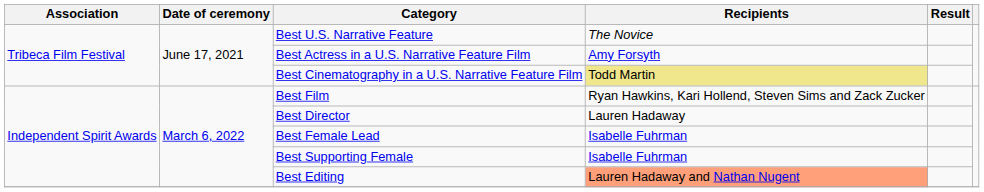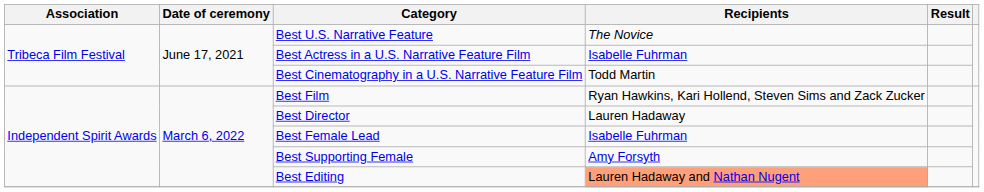(624, 55) Amy Forsyth -> (638, 55) Isabelle Fuhrman
(622, 75) khaki background -> (622, 75) no background
(638, 156) Isabelle Fuhrman -> (624, 156) Amy Forsyth
